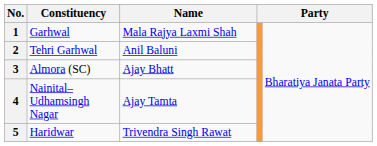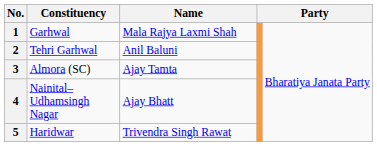(148, 69) Ajay Bhatt -> (150, 69) Ajay Tamta
(150, 100) Ajay Tamta -> (148, 100) Ajay Bhatt
